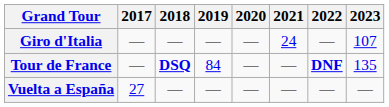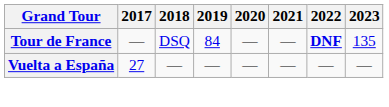- row: (61, 41)
(175, 65) bold -> (174, 41) normal
